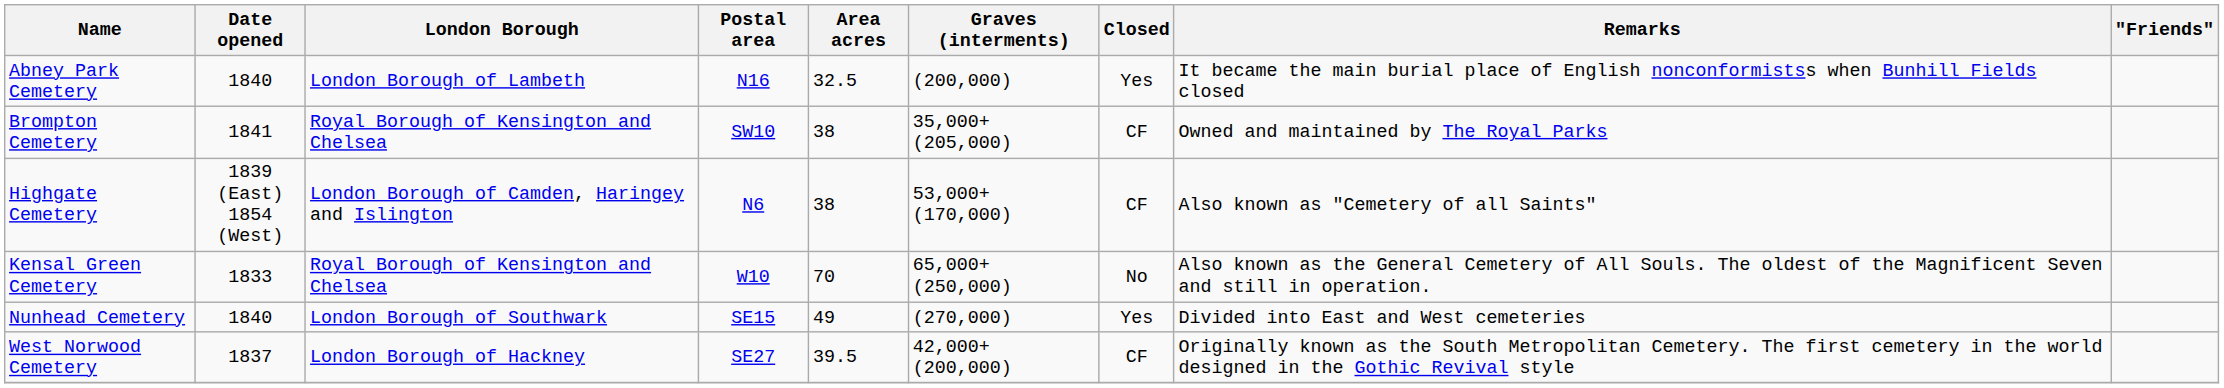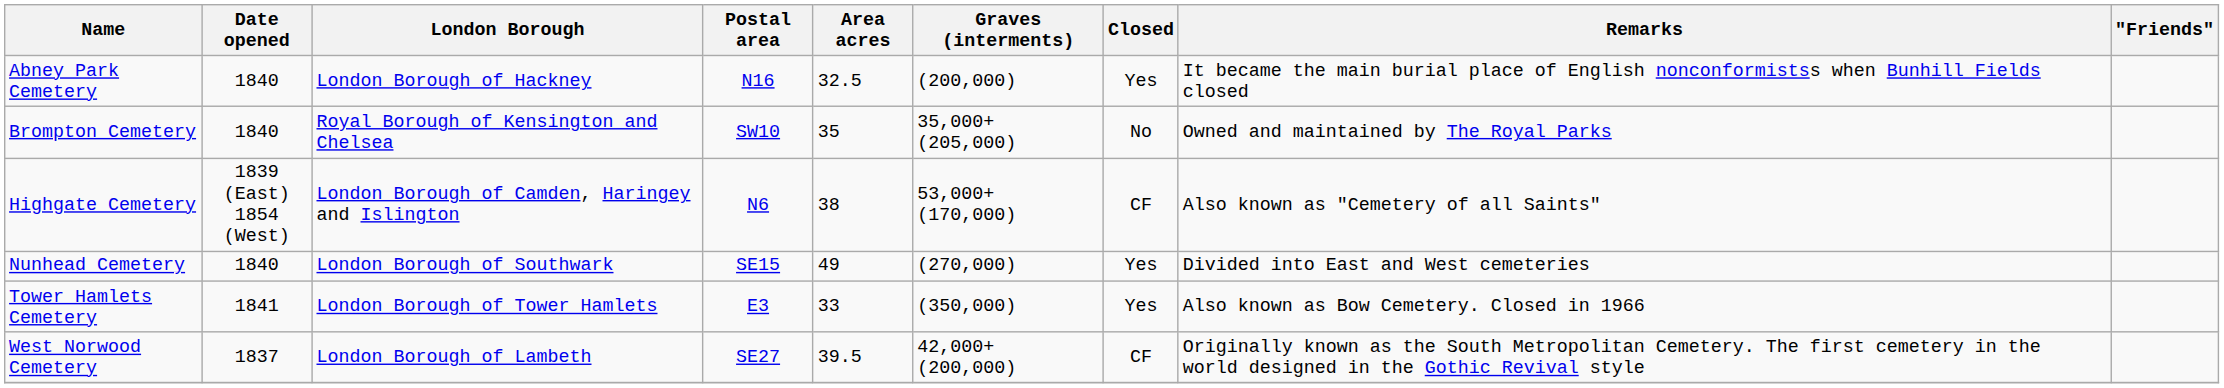(448, 81) London Borough of Lambeth -> (454, 81) London Borough of Hackney
(250, 132) 1841 -> (257, 132) 1840
(824, 132) 38 -> (829, 132) 35
(1137, 132) CF -> (1141, 132) No
- row: (75, 277)
+ row: (81, 306)
(448, 358) London Borough of Hackney -> (454, 358) London Borough of Lambeth
